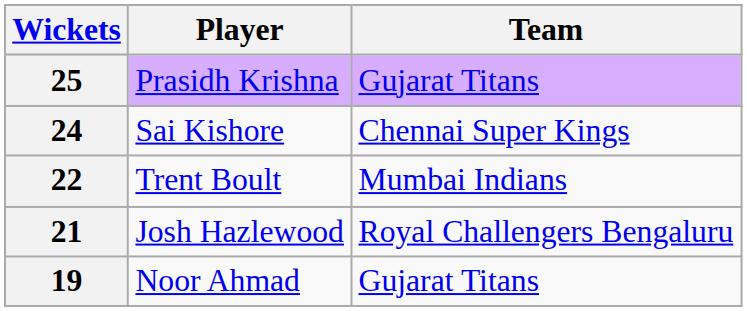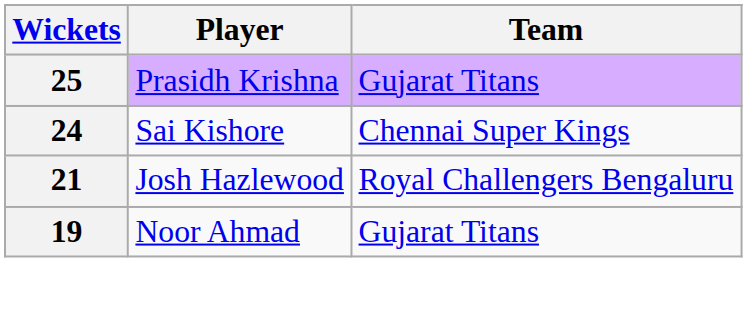- row: (67, 180)
